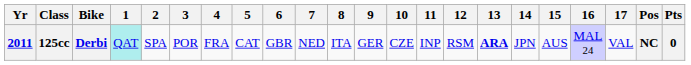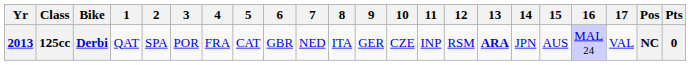(20, 42) 2011 -> (20, 42) 2013
(126, 42) paleturquoise background -> (126, 42) no background
